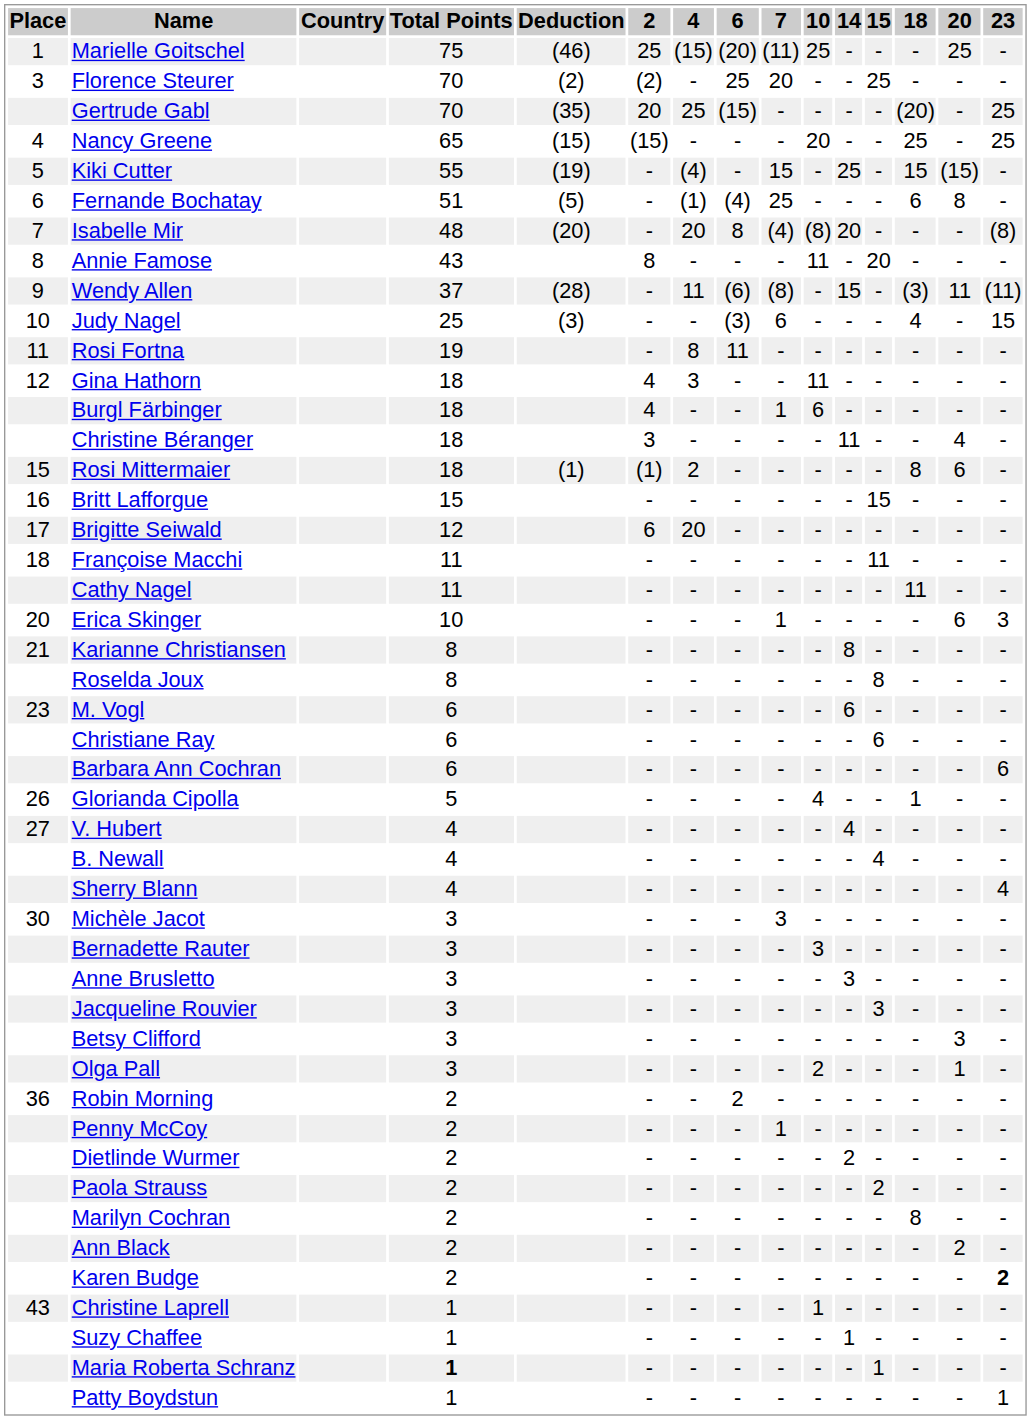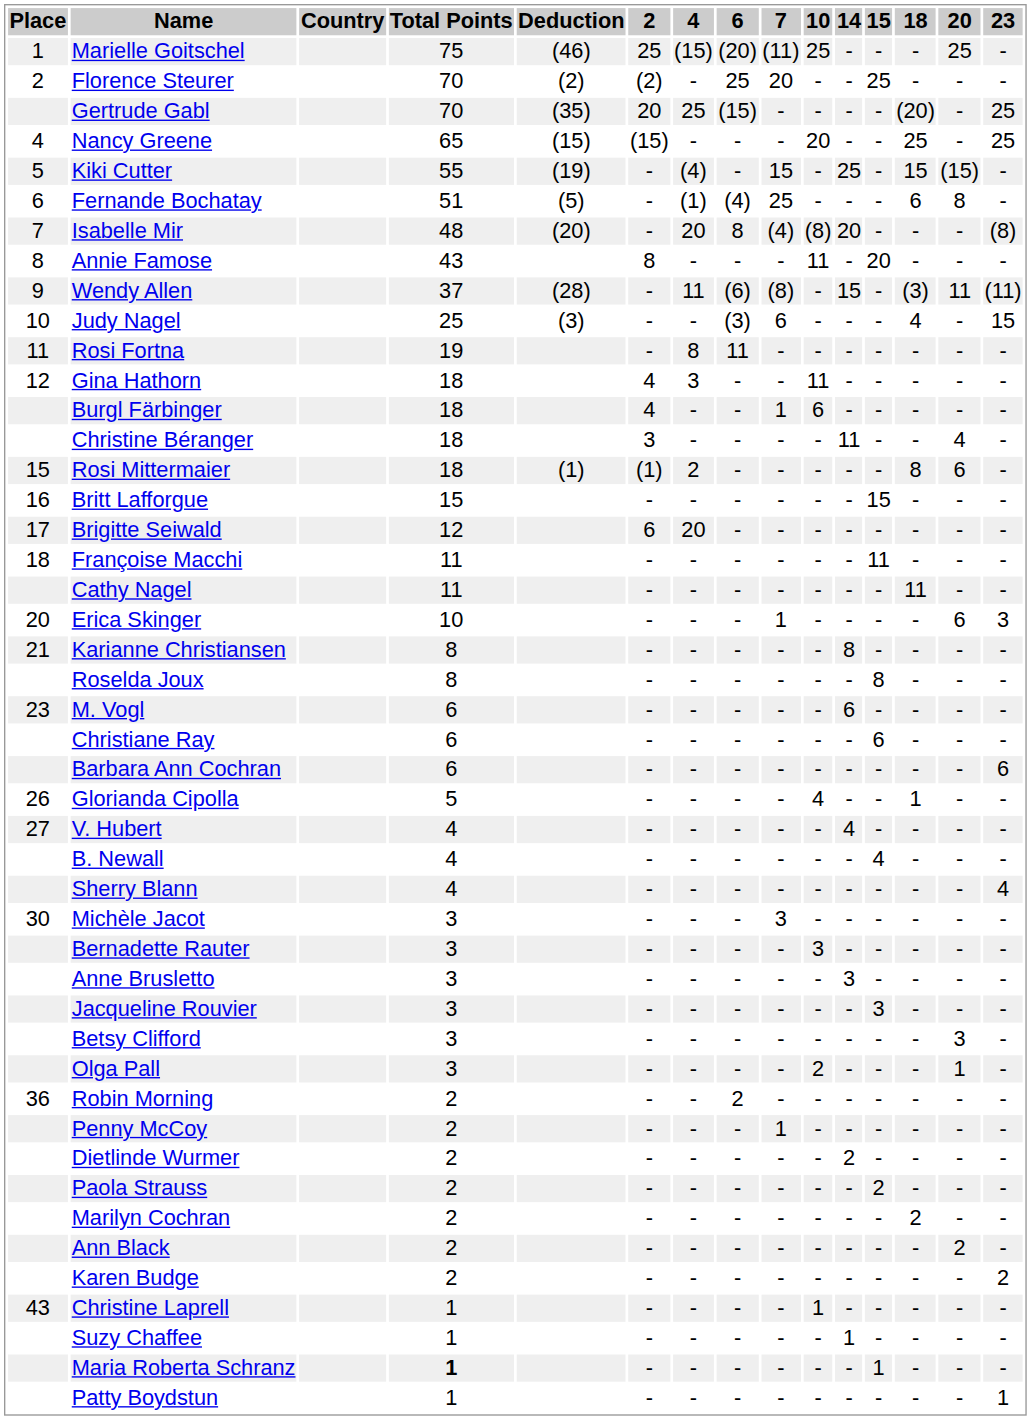(38, 81) 3 -> (38, 81) 2
(916, 1218) 8 -> (916, 1218) 2
(1003, 1278) bold -> (1003, 1278) normal
